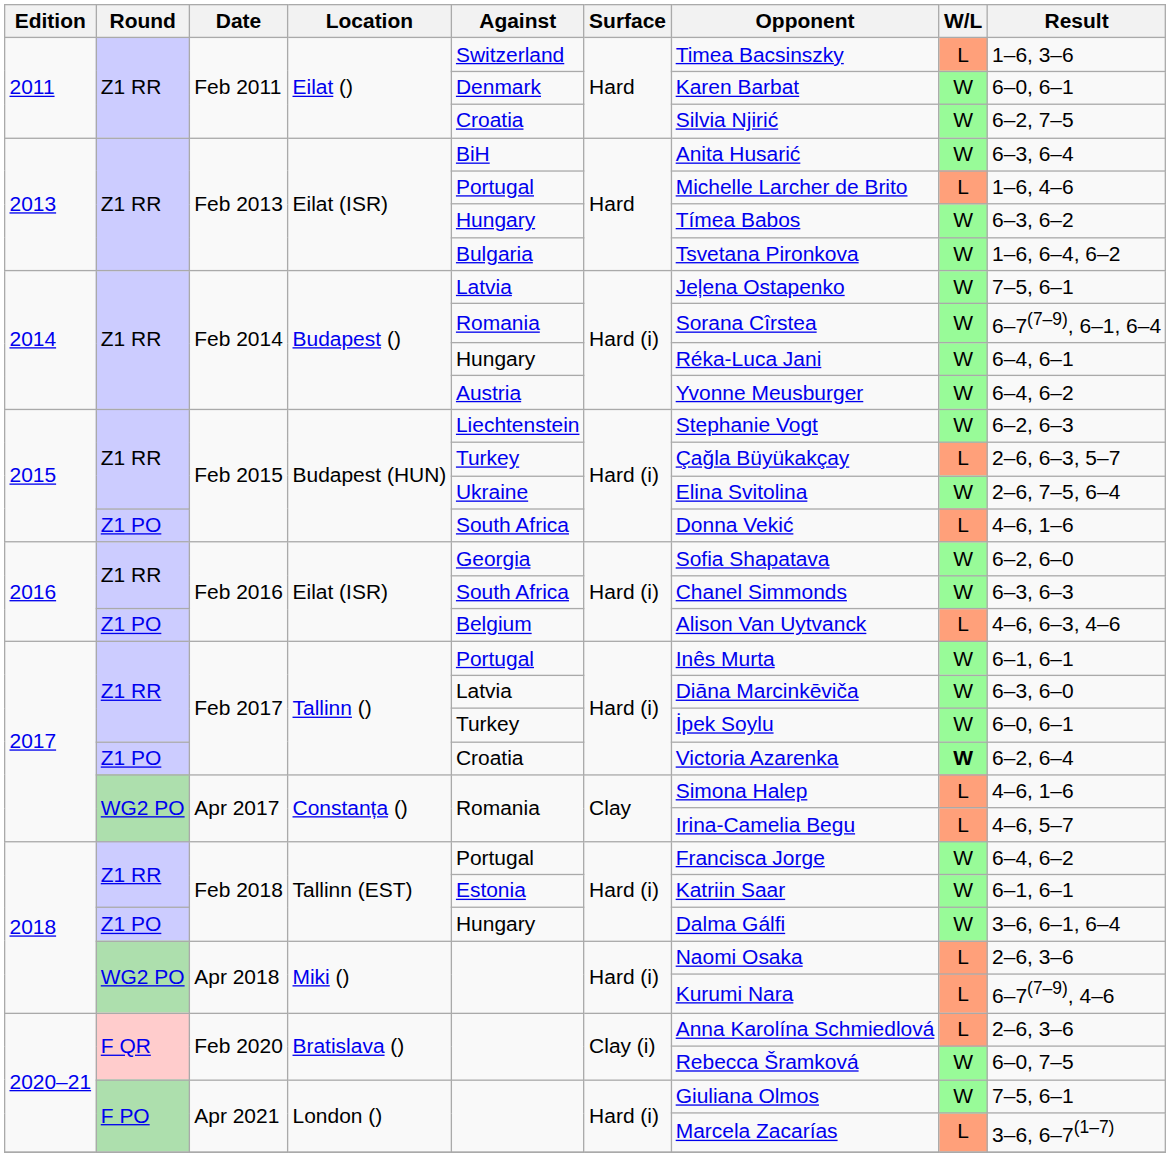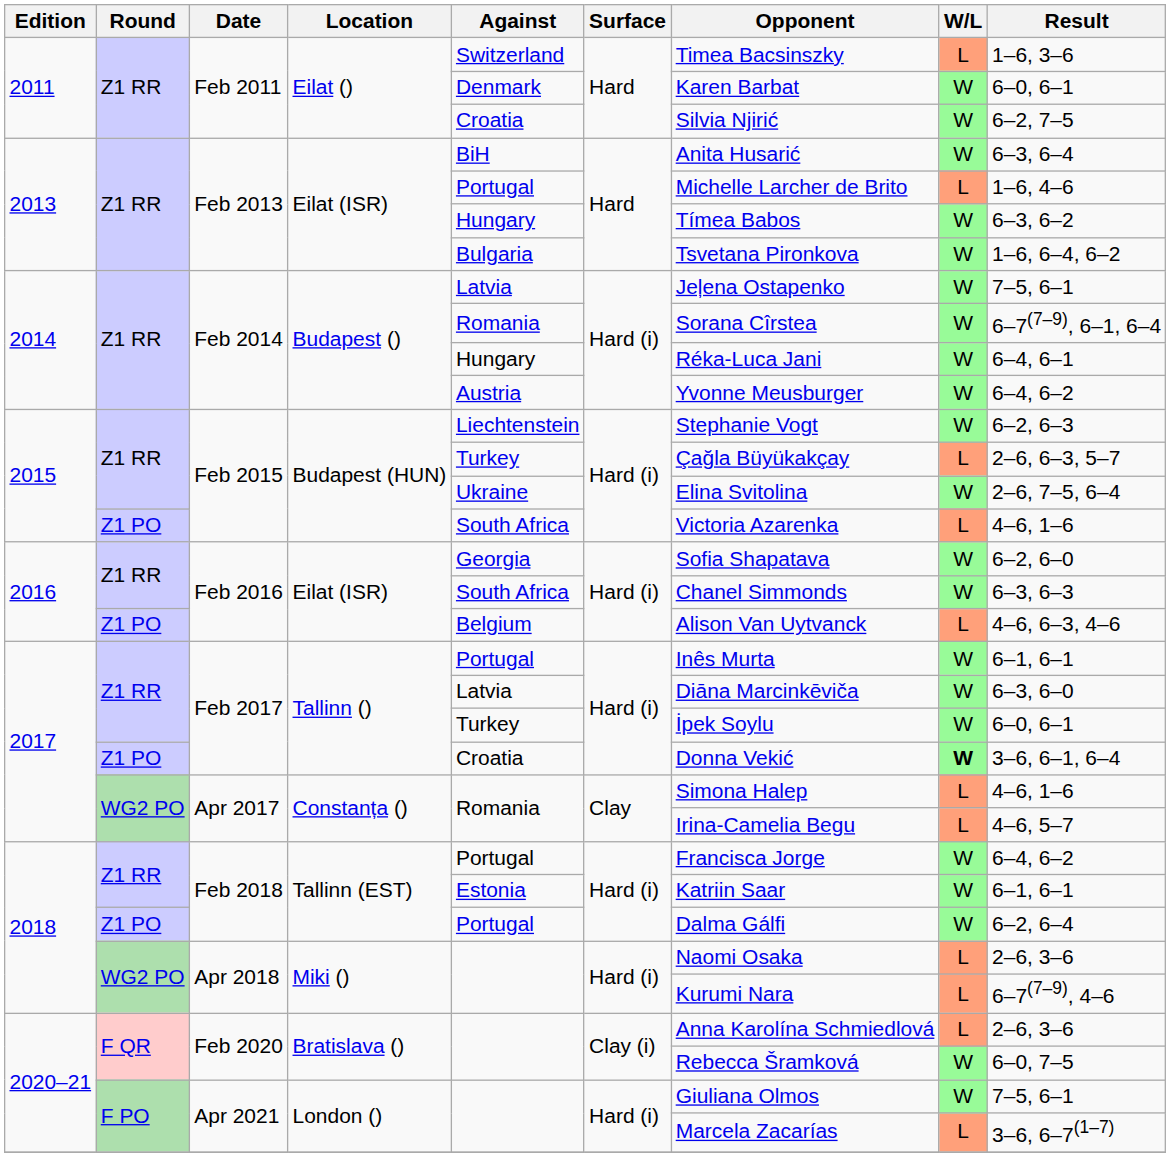(735, 525) Donna Vekić -> (757, 525) Victoria Azarenka
(757, 758) Victoria Azarenka -> (735, 758) Donna Vekić
(1033, 758) 6–2, 6–4 -> (1056, 758) 3–6, 6–1, 6–4
(496, 924) Hungary -> (495, 924) Portugal
(1056, 924) 3–6, 6–1, 6–4 -> (1033, 924) 6–2, 6–4
